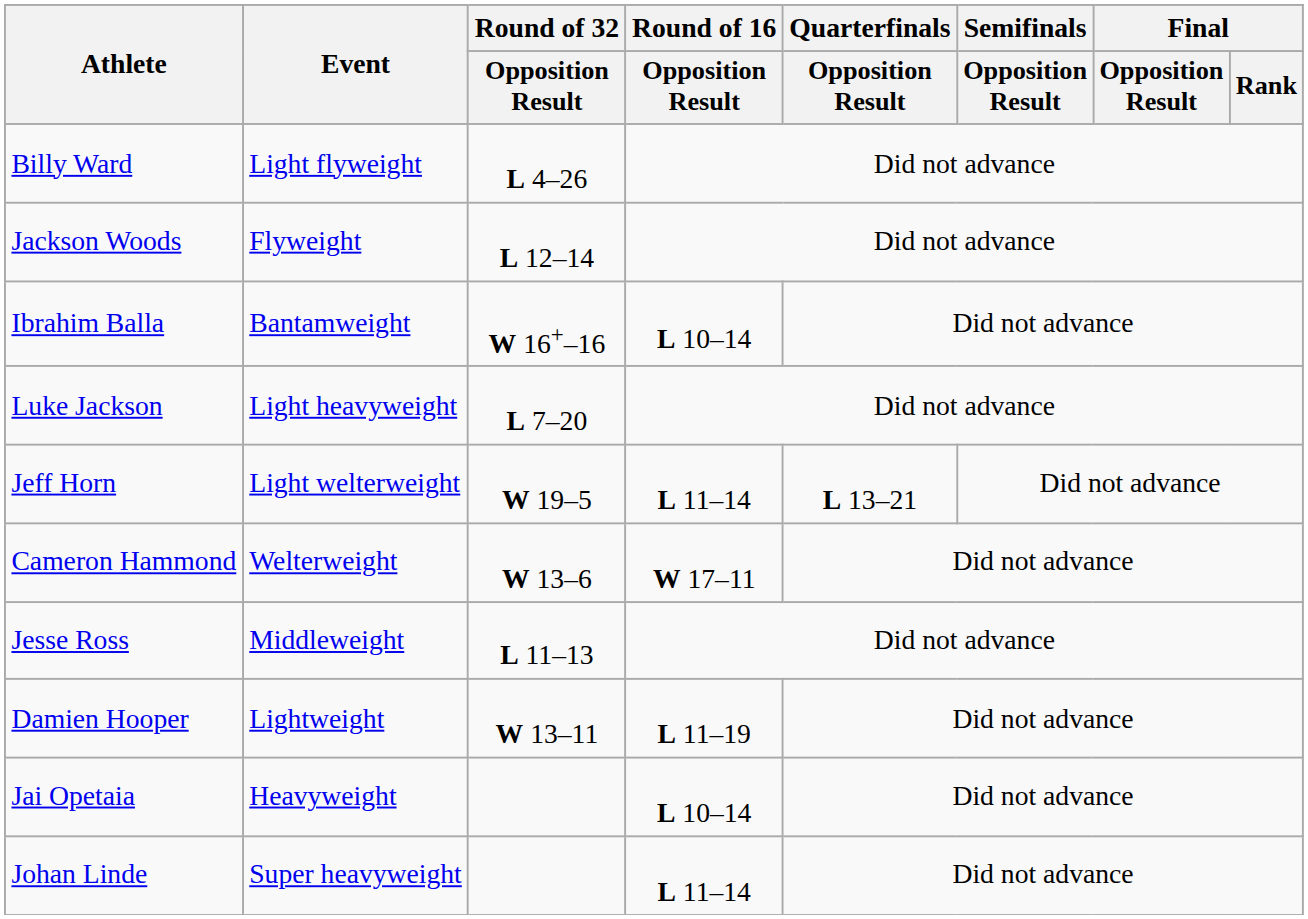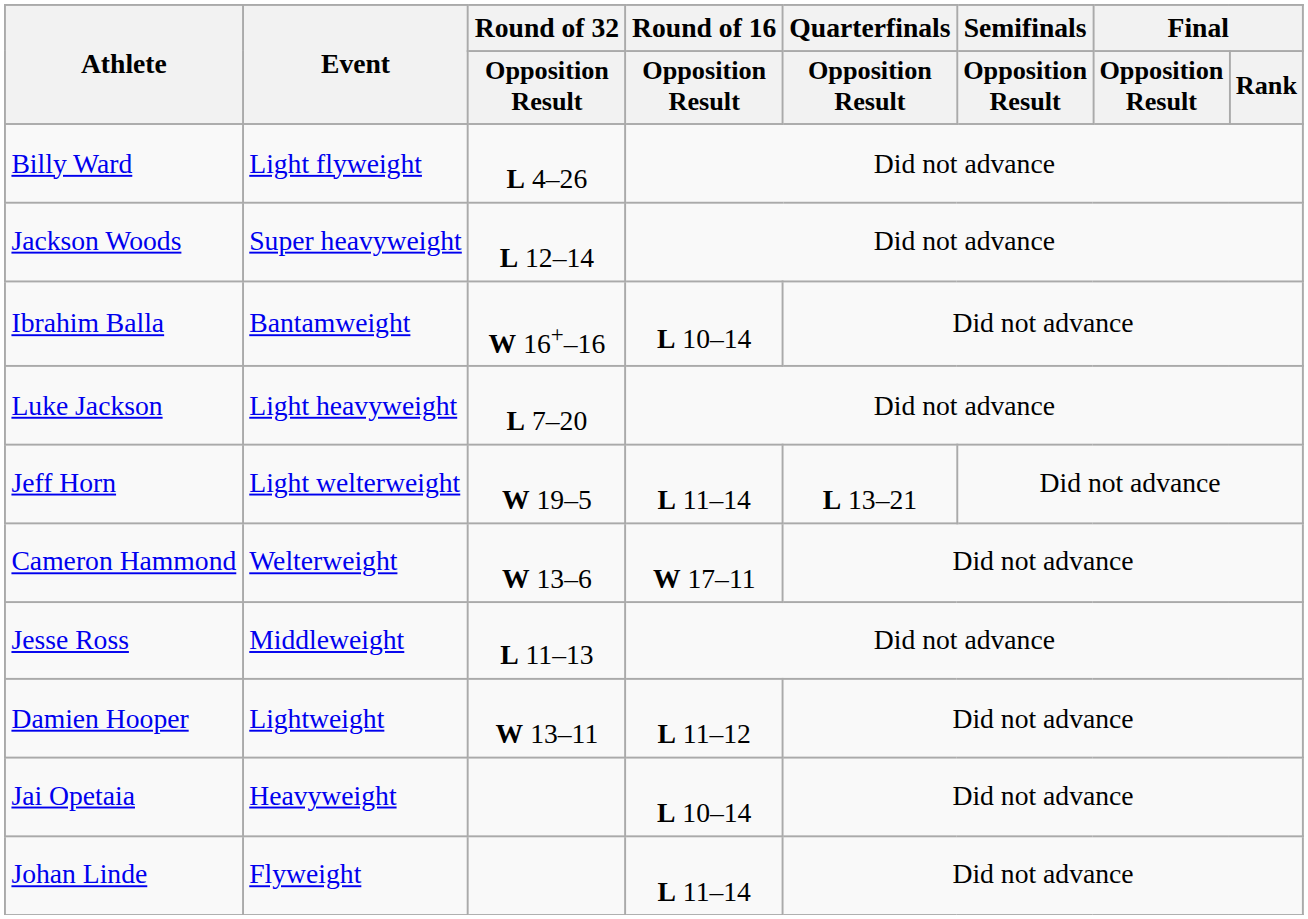(305, 241) Flyweight -> (356, 241) Super heavyweight
(704, 734) L 11–19 -> (704, 734) L 11–12
(356, 874) Super heavyweight -> (305, 874) Flyweight
